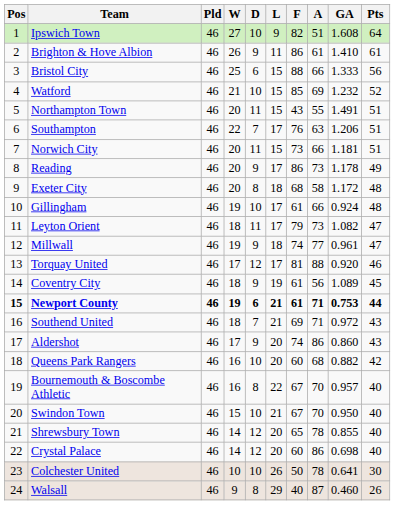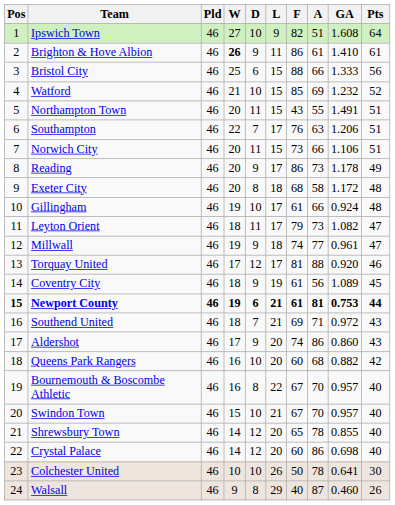(235, 52) normal -> (235, 52) bold
(345, 149) 1.181 -> (345, 149) 1.106
(318, 303) 71 -> (318, 303) 81
(345, 413) 0.950 -> (345, 413) 0.957
